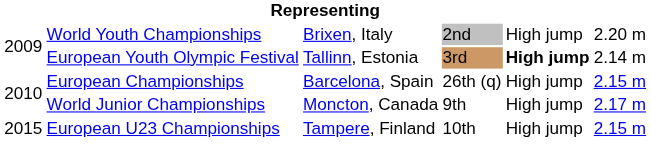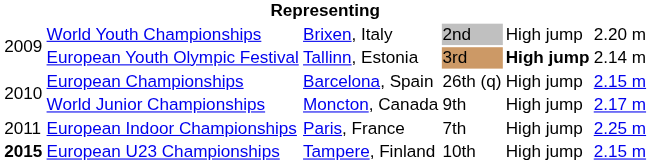+ row: (172, 128)
(23, 128) normal -> (23, 152) bold
